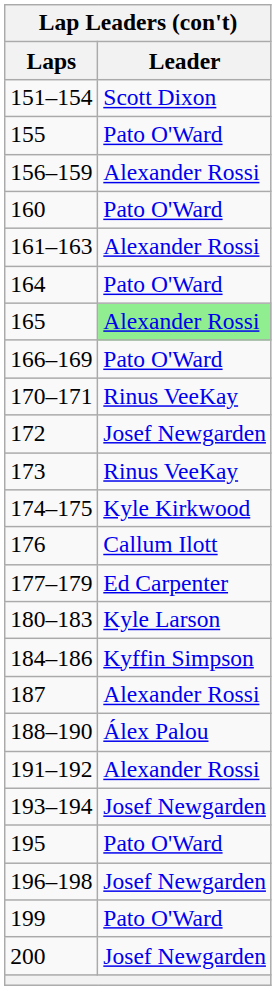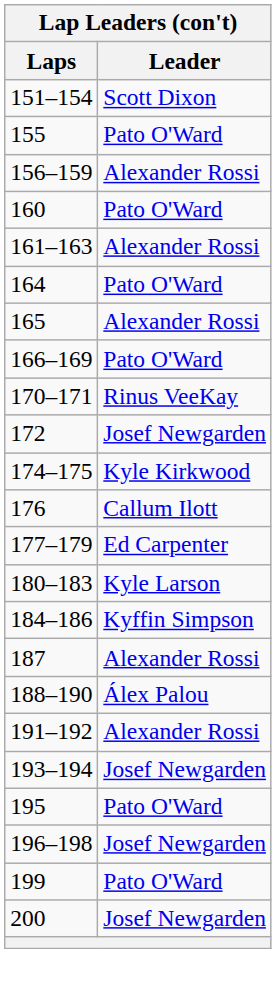(181, 321) lightgreen background -> (181, 321) no background
- row: (28, 470)
